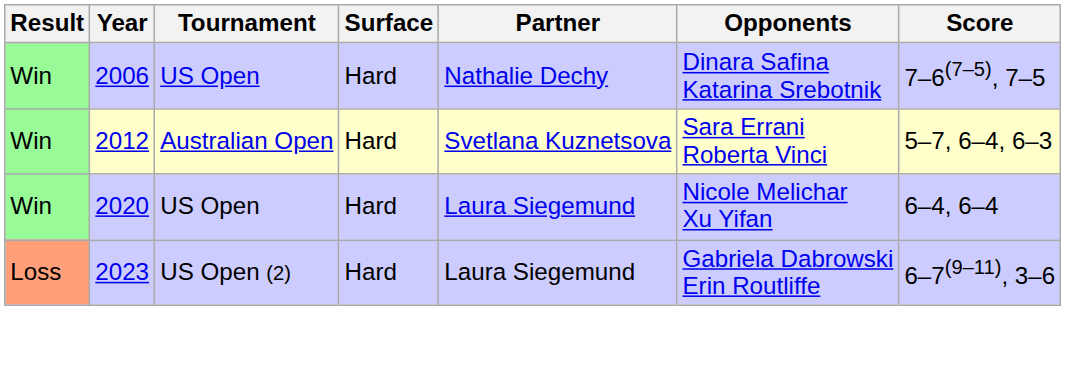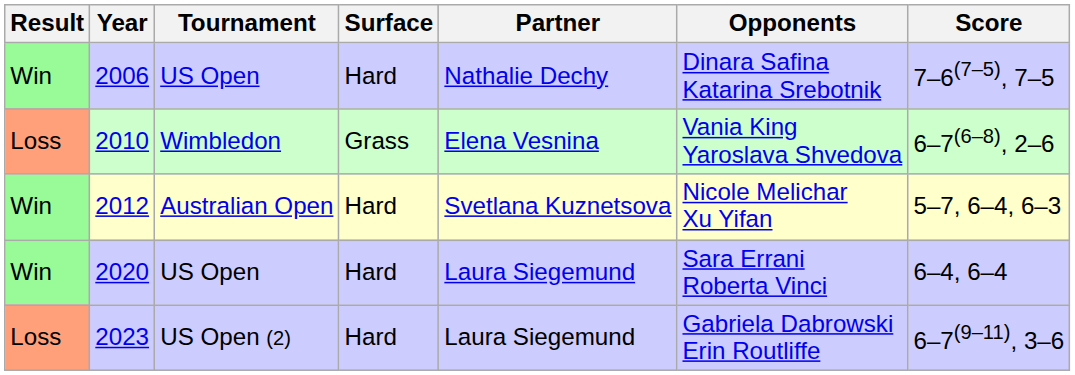+ row: (122, 141)
(755, 141) Sara Errani Roberta Vinci -> (765, 206) Nicole Melichar Xu Yifan
(765, 206) Nicole Melichar Xu Yifan -> (755, 272) Sara Errani Roberta Vinci
